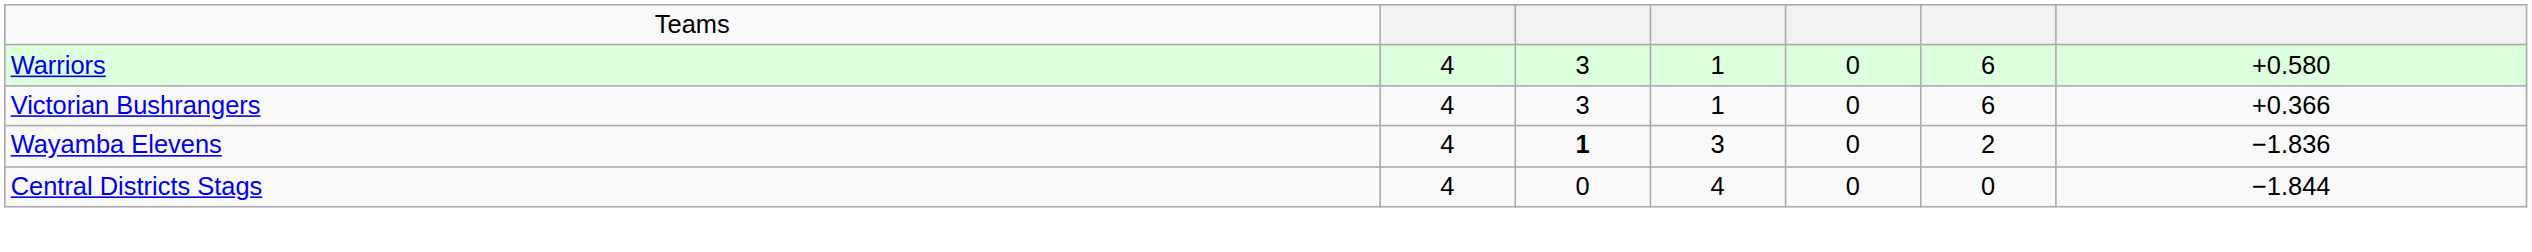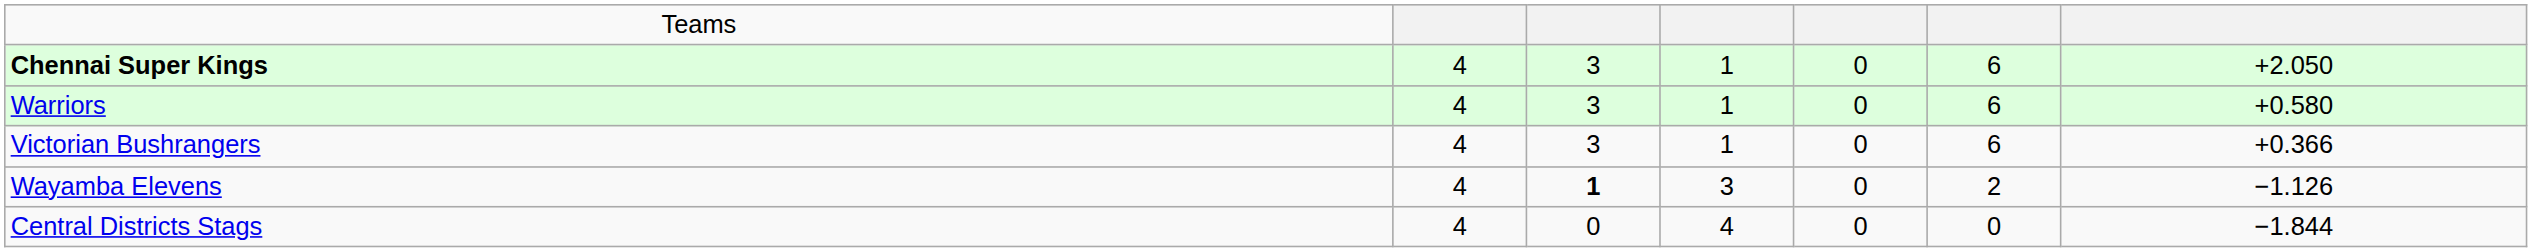+ row: (139, 65)
(2291, 145) −1.836 -> (2294, 186) −1.126
